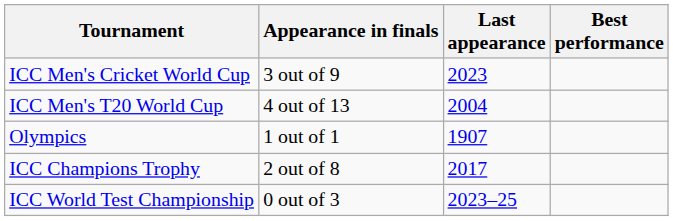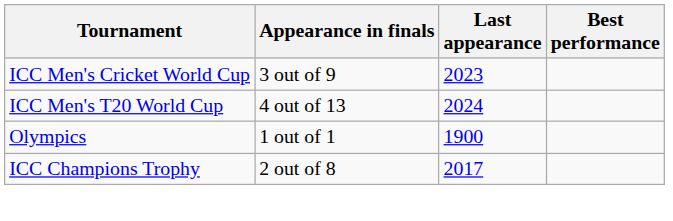(467, 105) 2004 -> (463, 105) 2024
(467, 136) 1907 -> (463, 136) 1900
- row: (132, 199)
